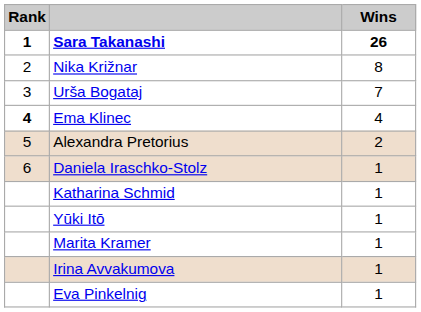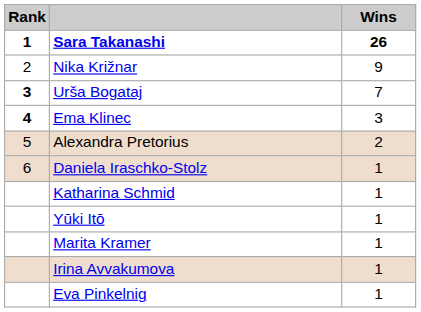(378, 67) 8 -> (378, 67) 9
(27, 92) normal -> (27, 92) bold
(378, 117) 4 -> (378, 117) 3
